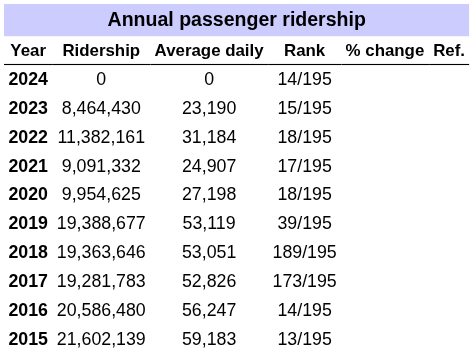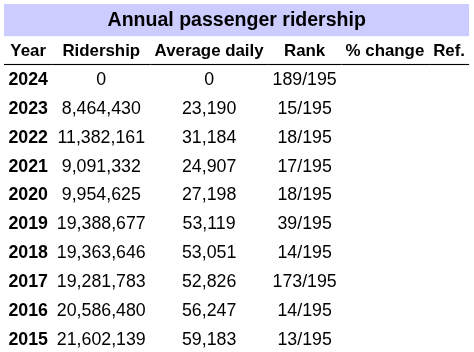(305, 79) 14/195 -> (305, 79) 189/195
(305, 252) 189/195 -> (305, 252) 14/195
